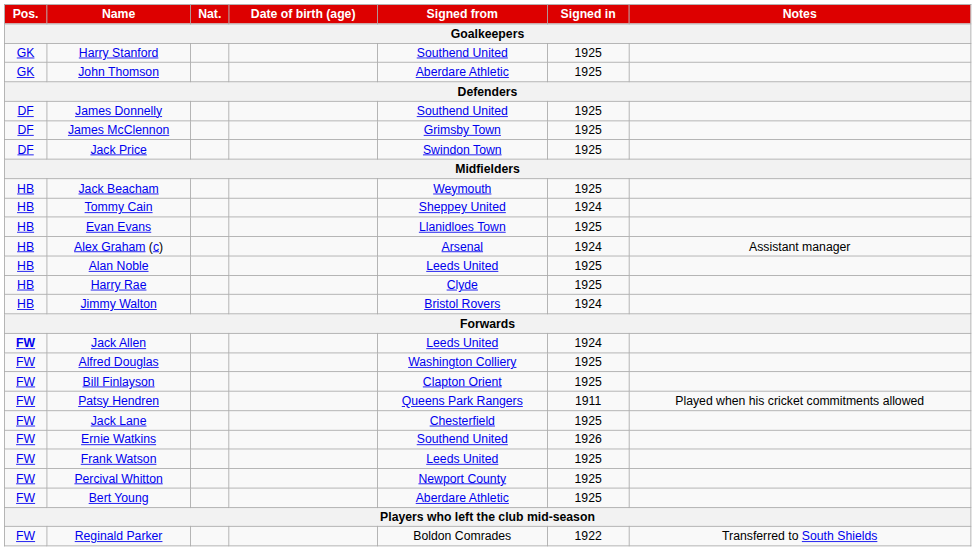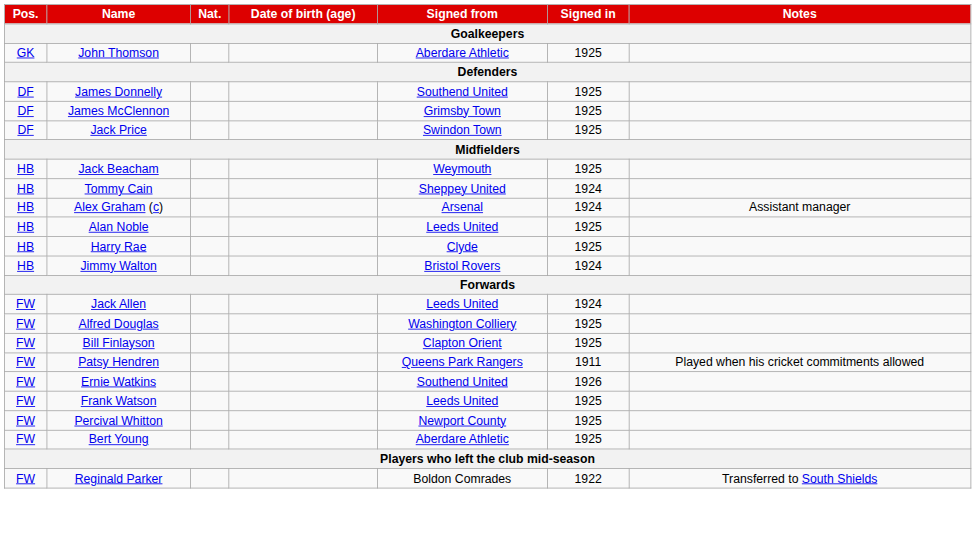- row: (119, 53)
- row: (119, 227)
(26, 343) bold -> (26, 305) normal
- row: (119, 421)
